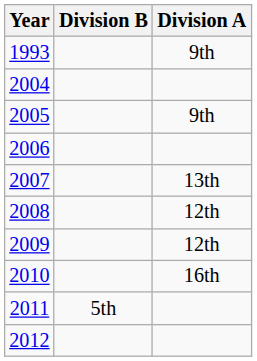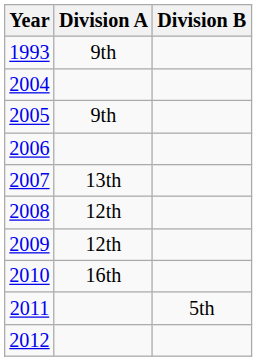columns swapped: (202, 20) <-> (103, 20)
